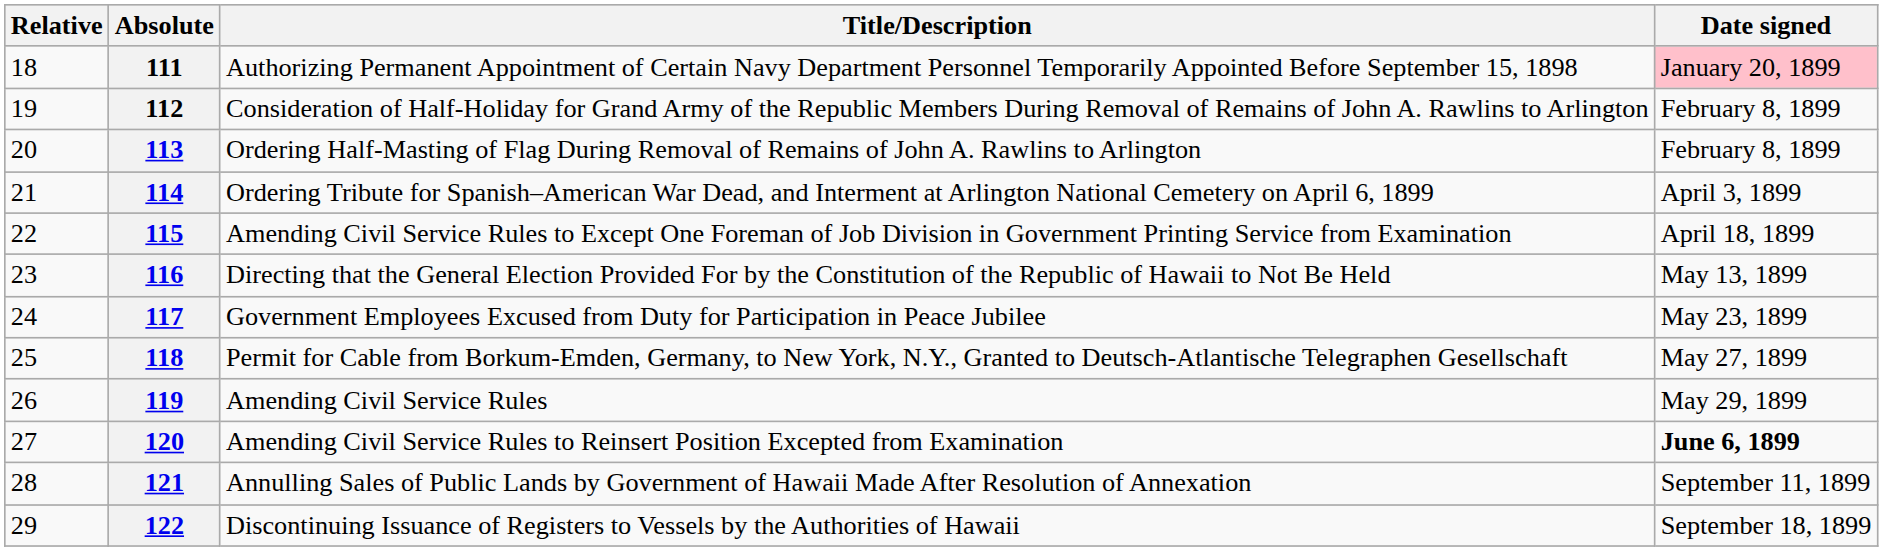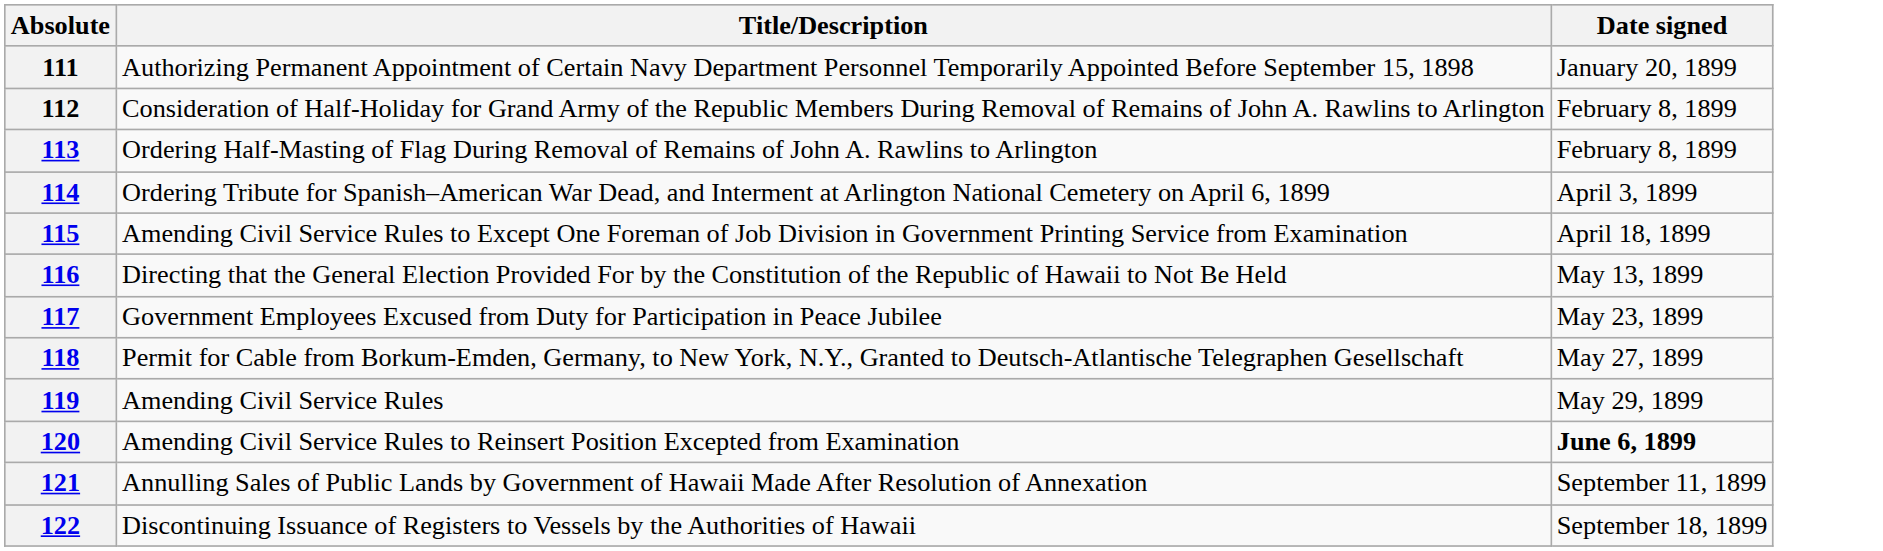- column: (57, 25)
(1751, 66) pink background -> (1647, 66) no background
